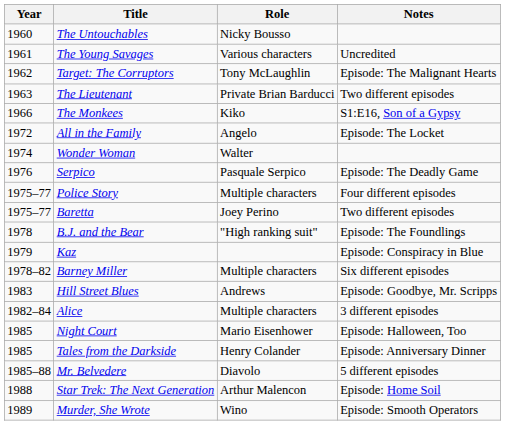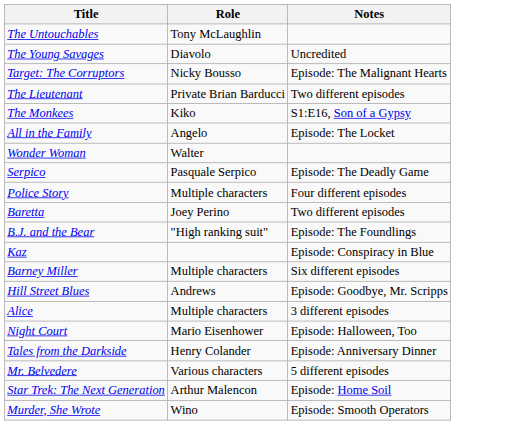- column: (29, 14)
(255, 34) Nicky Bousso -> (216, 34) Tony McLaughlin
(266, 53) Various characters -> (191, 53) Diavolo
(265, 73) Tony McLaughlin -> (206, 73) Nicky Bousso
(240, 370) Diavolo -> (217, 370) Various characters
